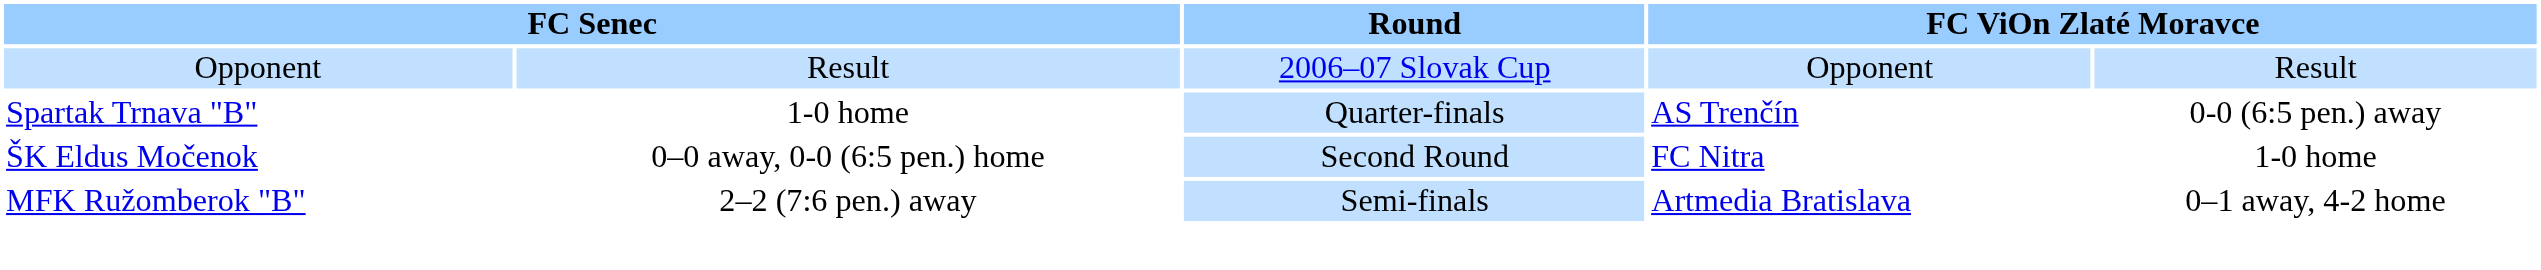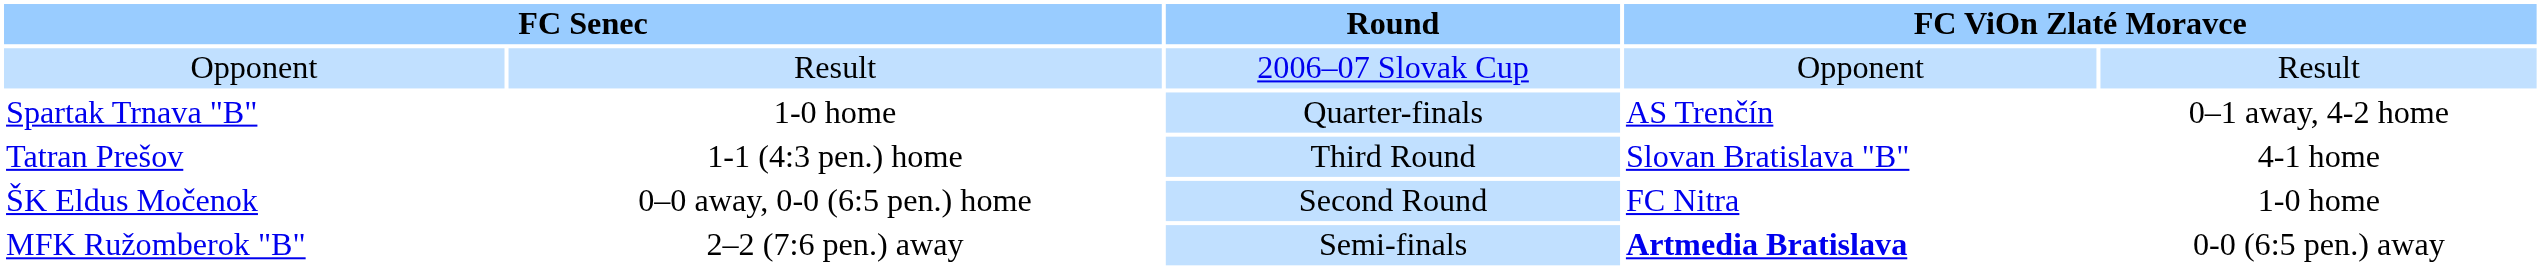(2315, 112) 0-0 (6:5 pen.) away -> (2319, 112) 0–1 away, 4-2 home
+ row: (95, 156)
(1781, 200) normal -> (1767, 244) bold
(2315, 200) 0–1 away, 4-2 home -> (2319, 244) 0-0 (6:5 pen.) away
